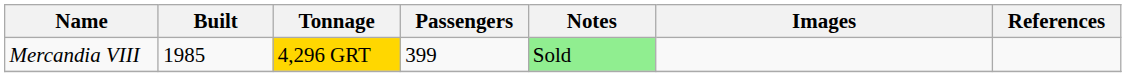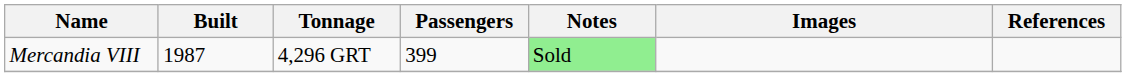(184, 54) 1985 -> (184, 54) 1987
(324, 54) gold background -> (324, 54) no background
